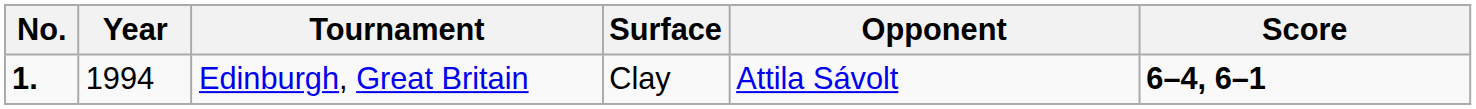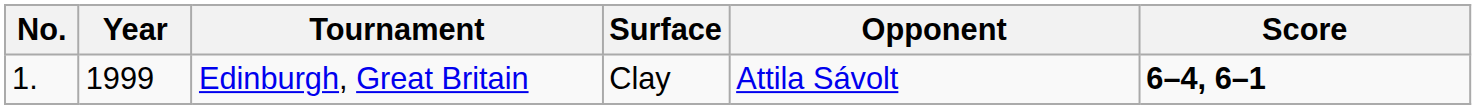(25, 78) bold -> (25, 78) normal
(120, 78) 1994 -> (120, 78) 1999
